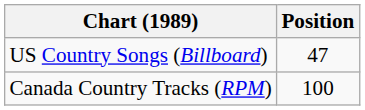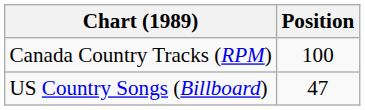rows swapped: (141, 88) <-> (139, 54)
